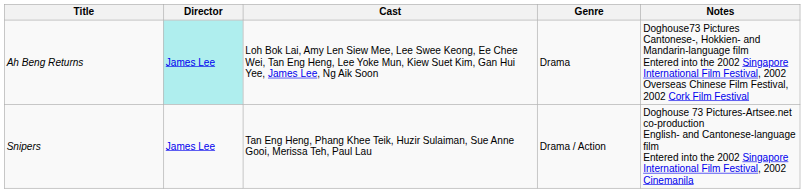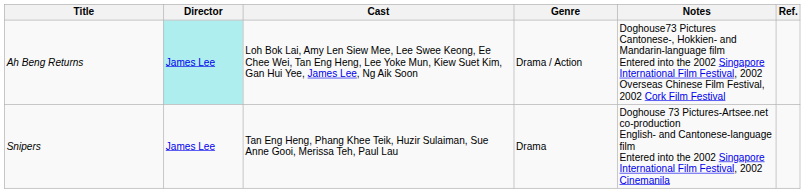+ column: (788, 12)
(555, 62) Drama -> (549, 62) Drama / Action
(573, 146) Drama / Action -> (531, 146) Drama
